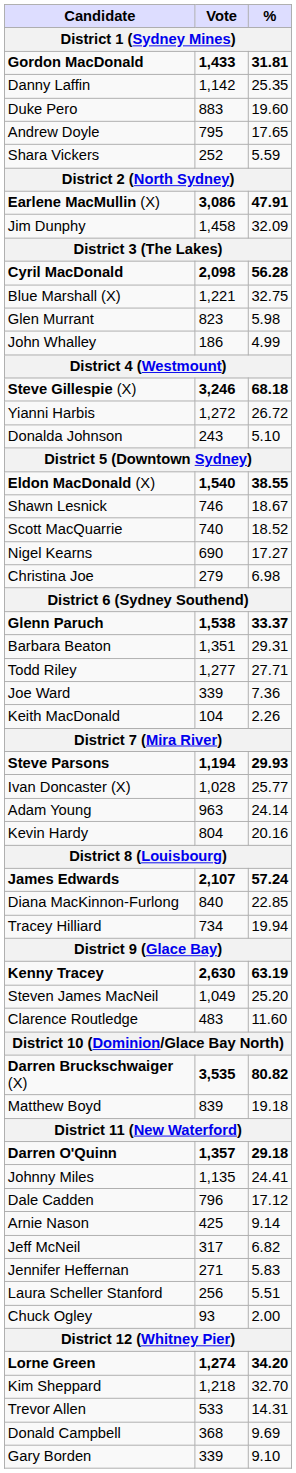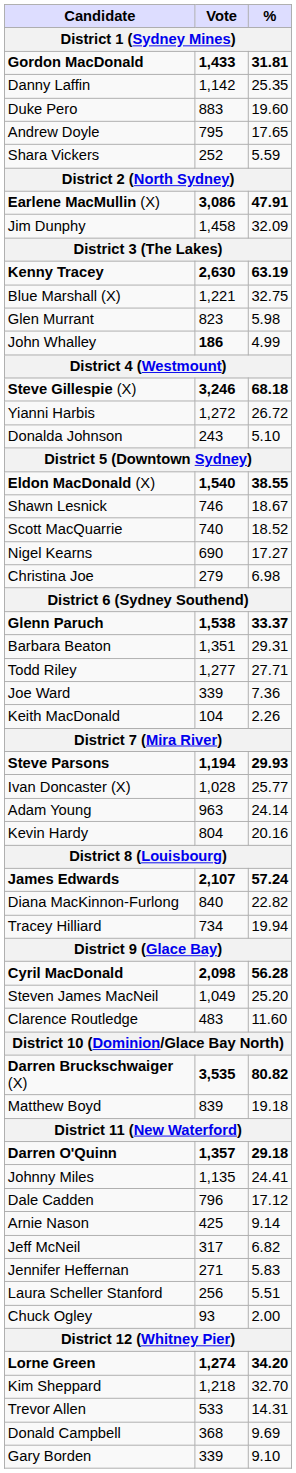rows swapped: (66, 272) <-> (56, 973)
(211, 343) normal -> (211, 343) bold
(270, 903) 22.85 -> (270, 903) 22.82
